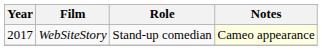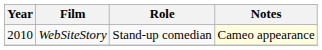(20, 34) 2017 -> (20, 34) 2010
